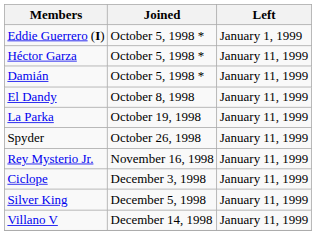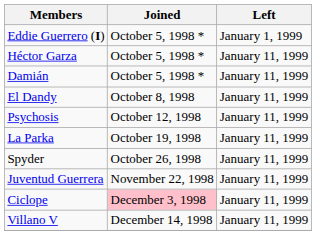+ row: (33, 117)
- row: (50, 158)
+ row: (55, 179)
(158, 179) no background -> (158, 199) pink background
- row: (37, 199)
